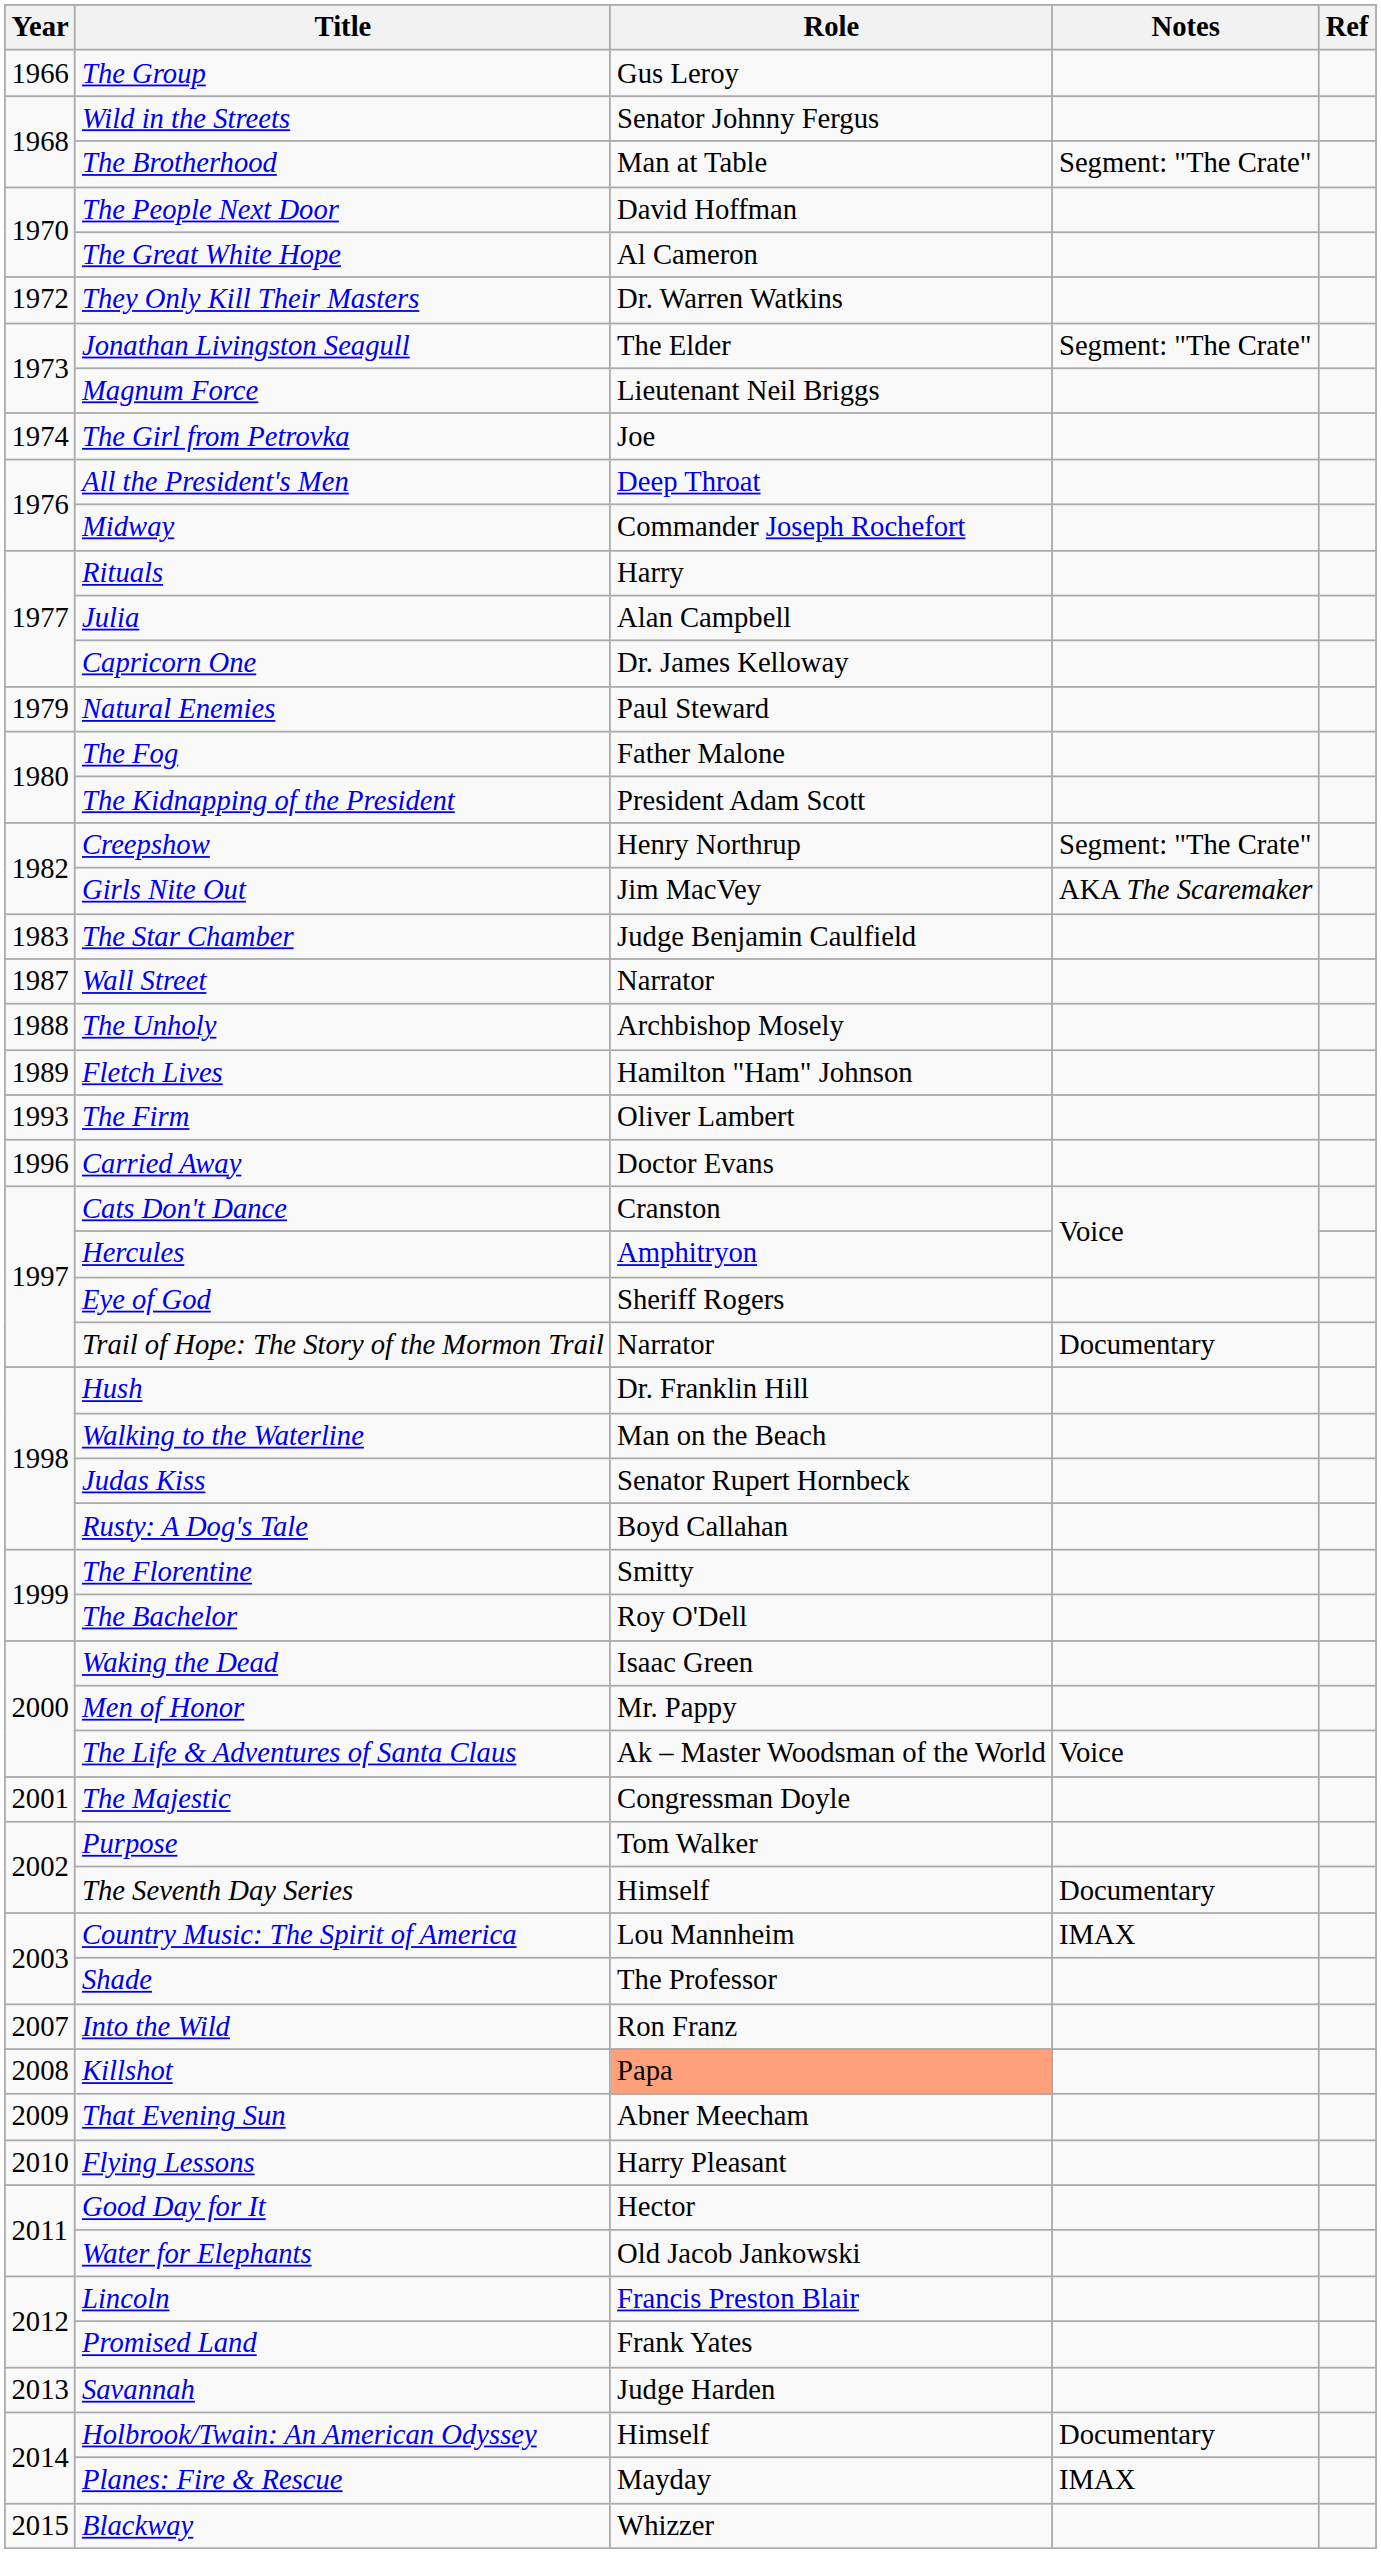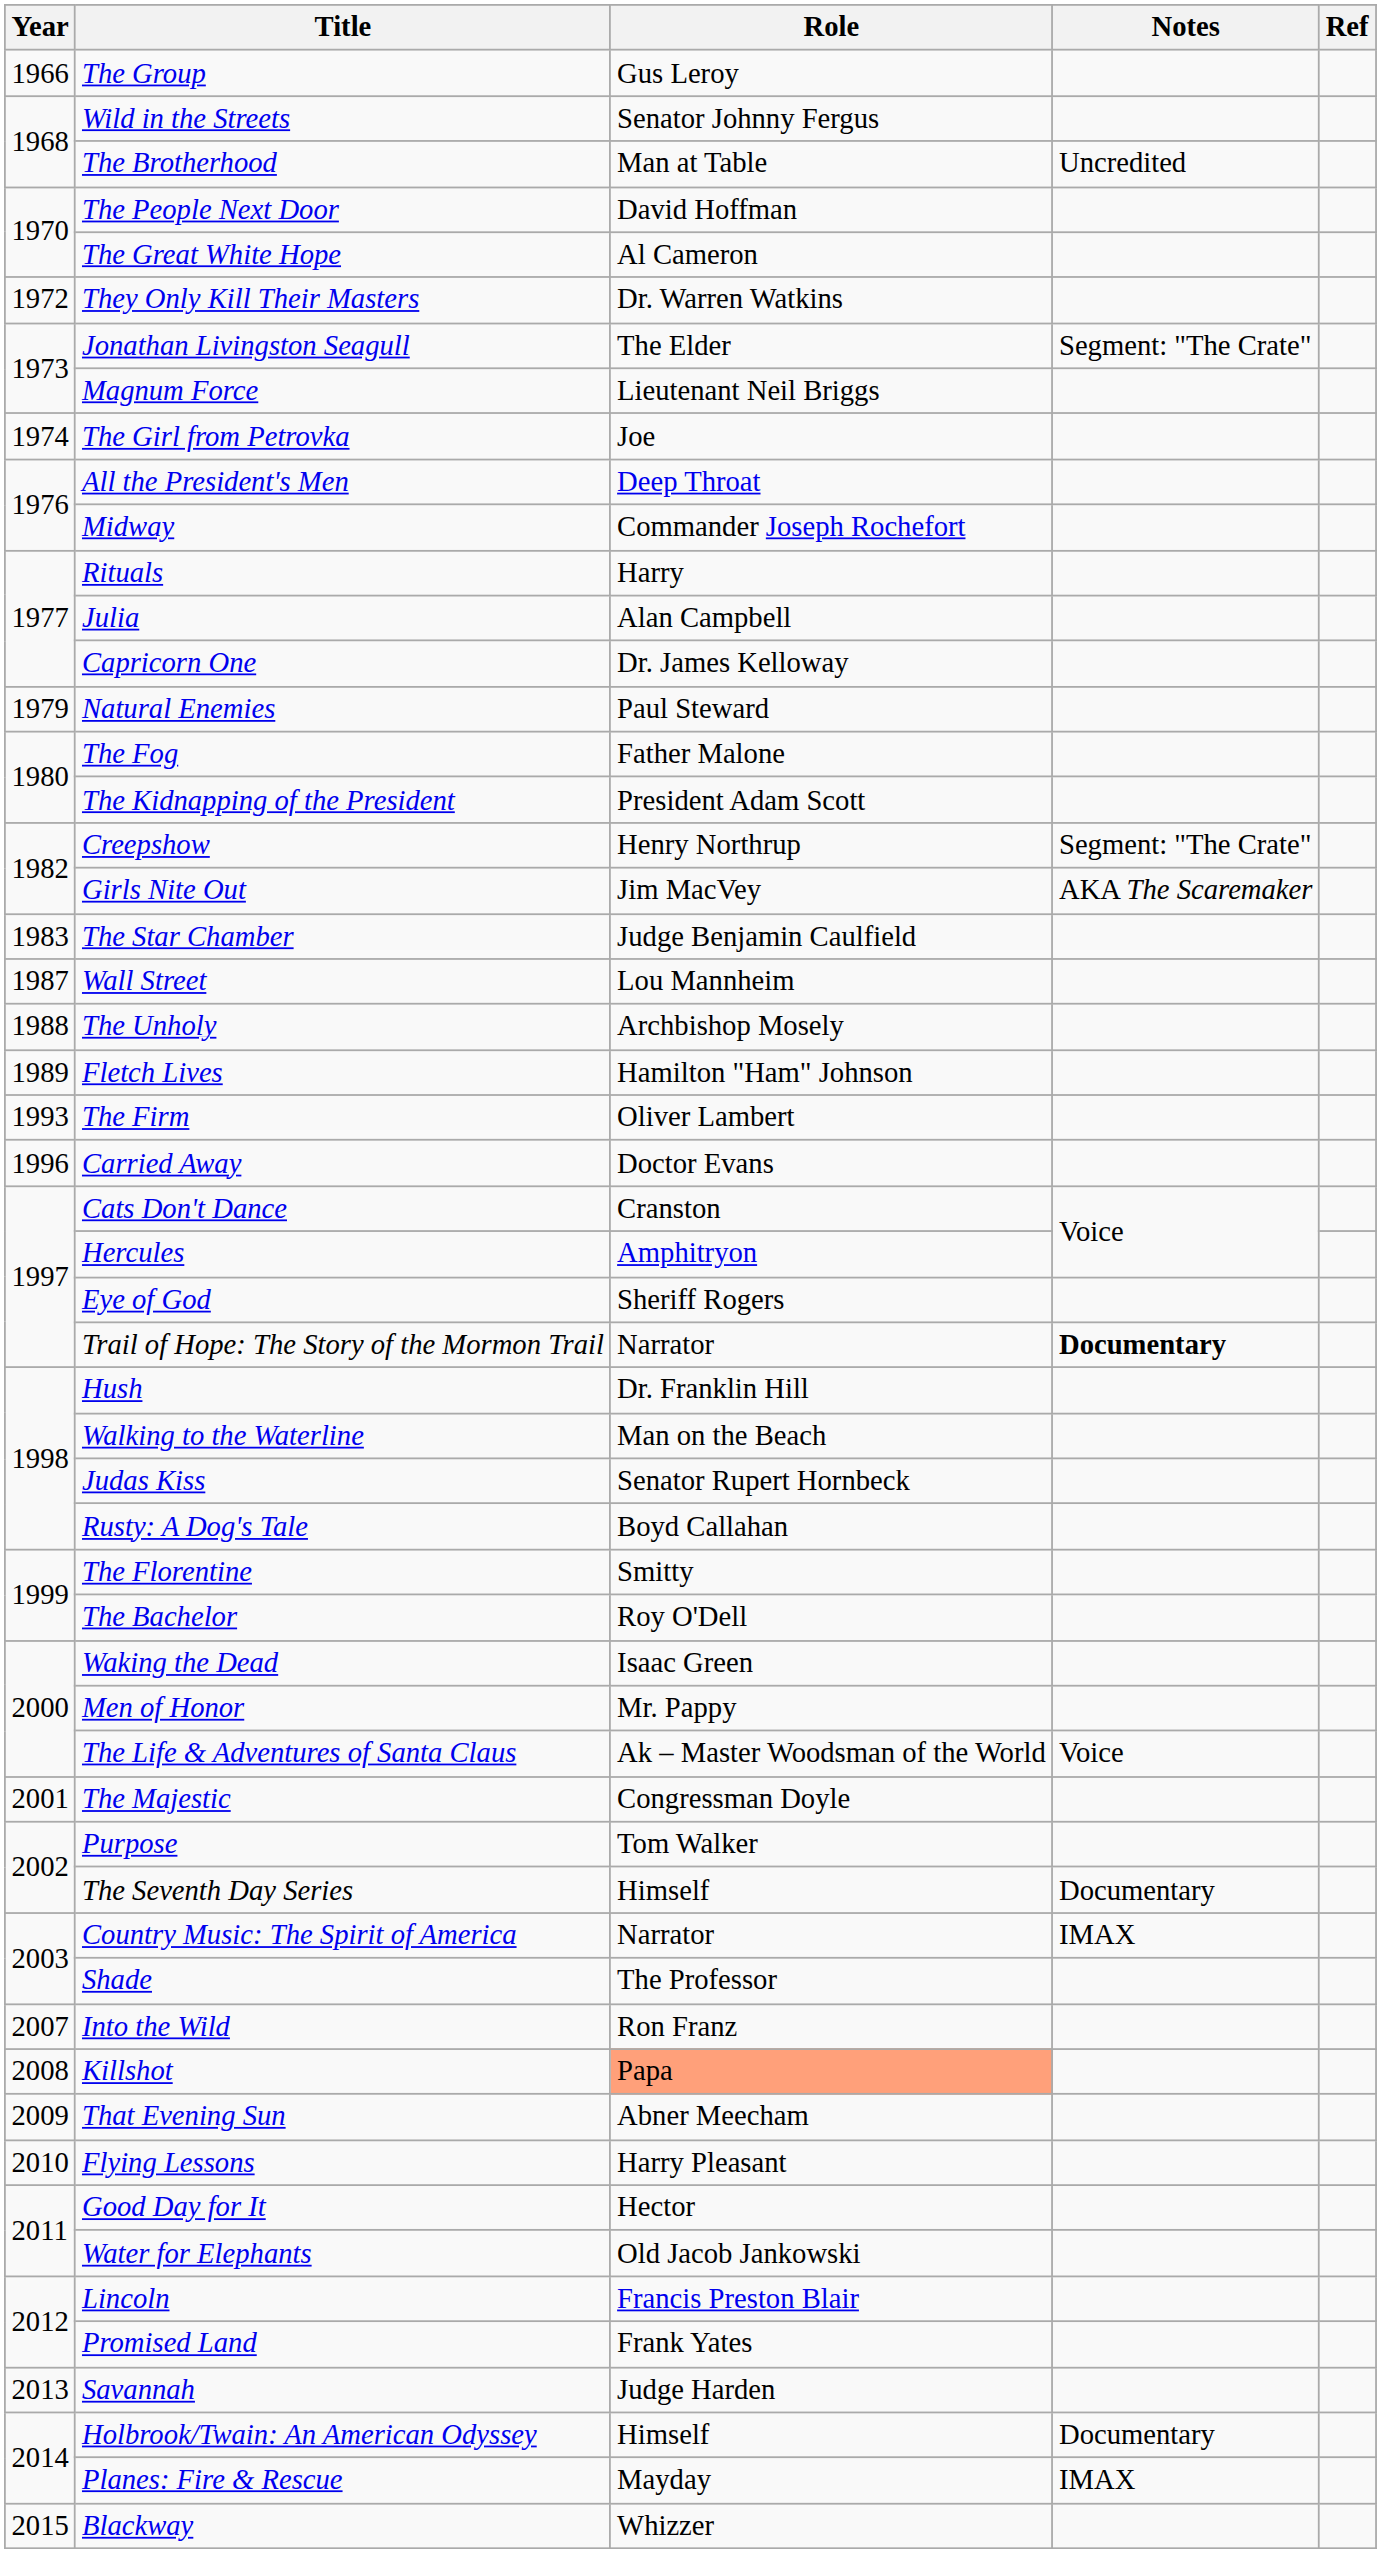(1185, 163) Segment: "The Crate" -> (1123, 163) Uncredited
(666, 981) Narrator -> (706, 981) Lou Mannheim
(1137, 1344) normal -> (1142, 1344) bold
(706, 1934) Lou Mannheim -> (666, 1934) Narrator
